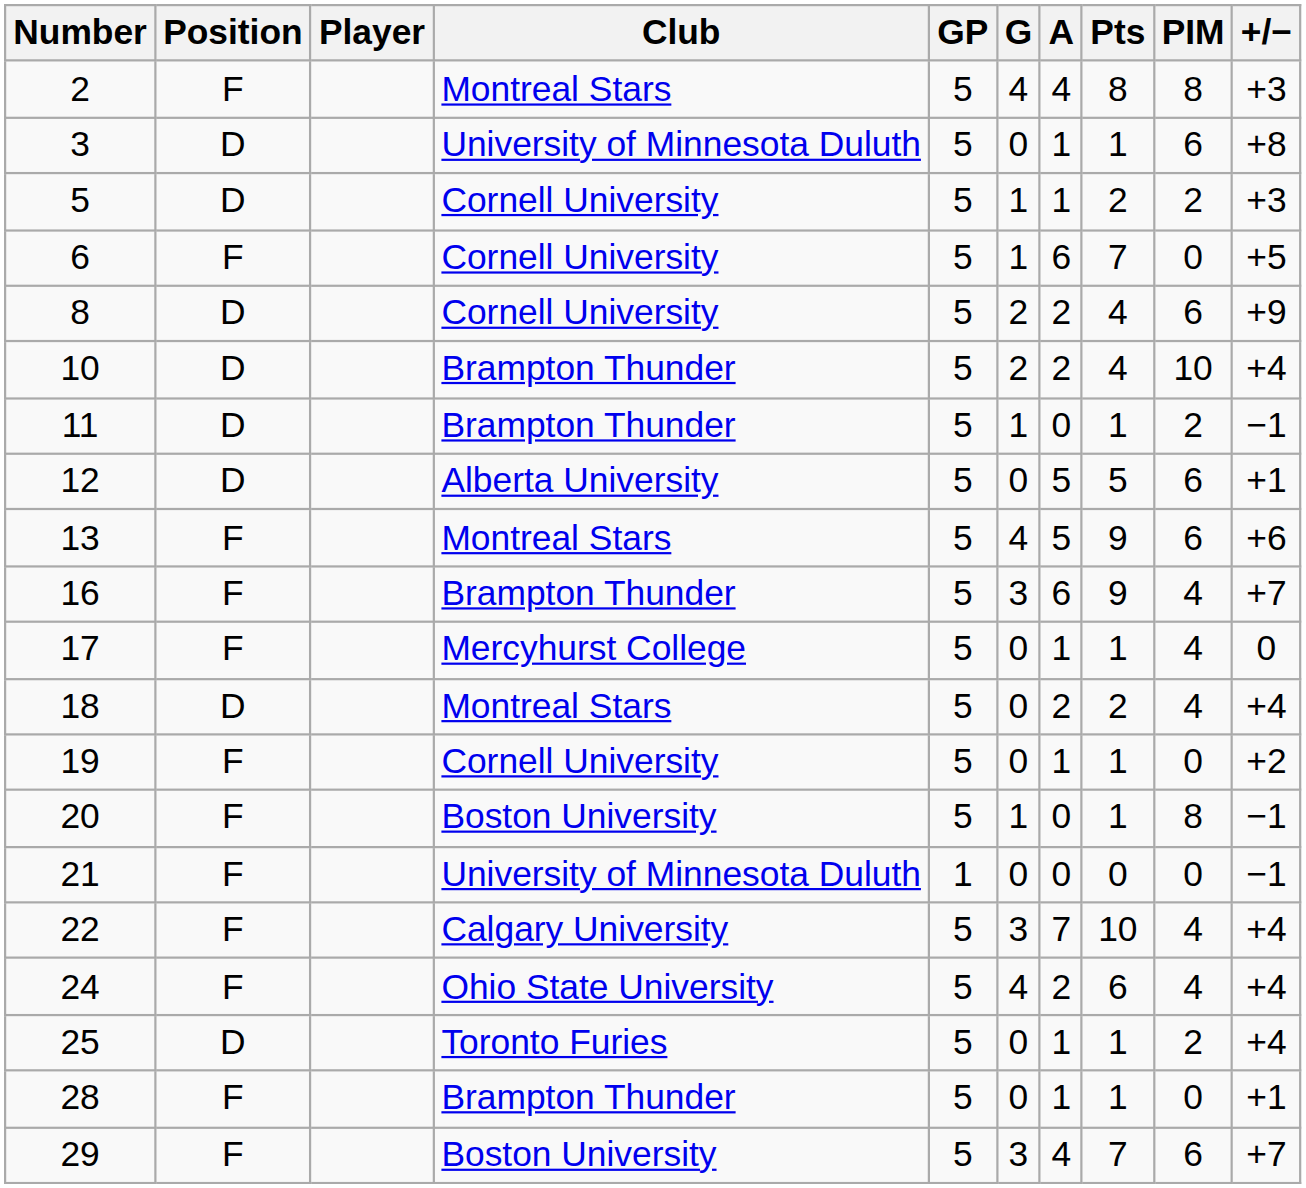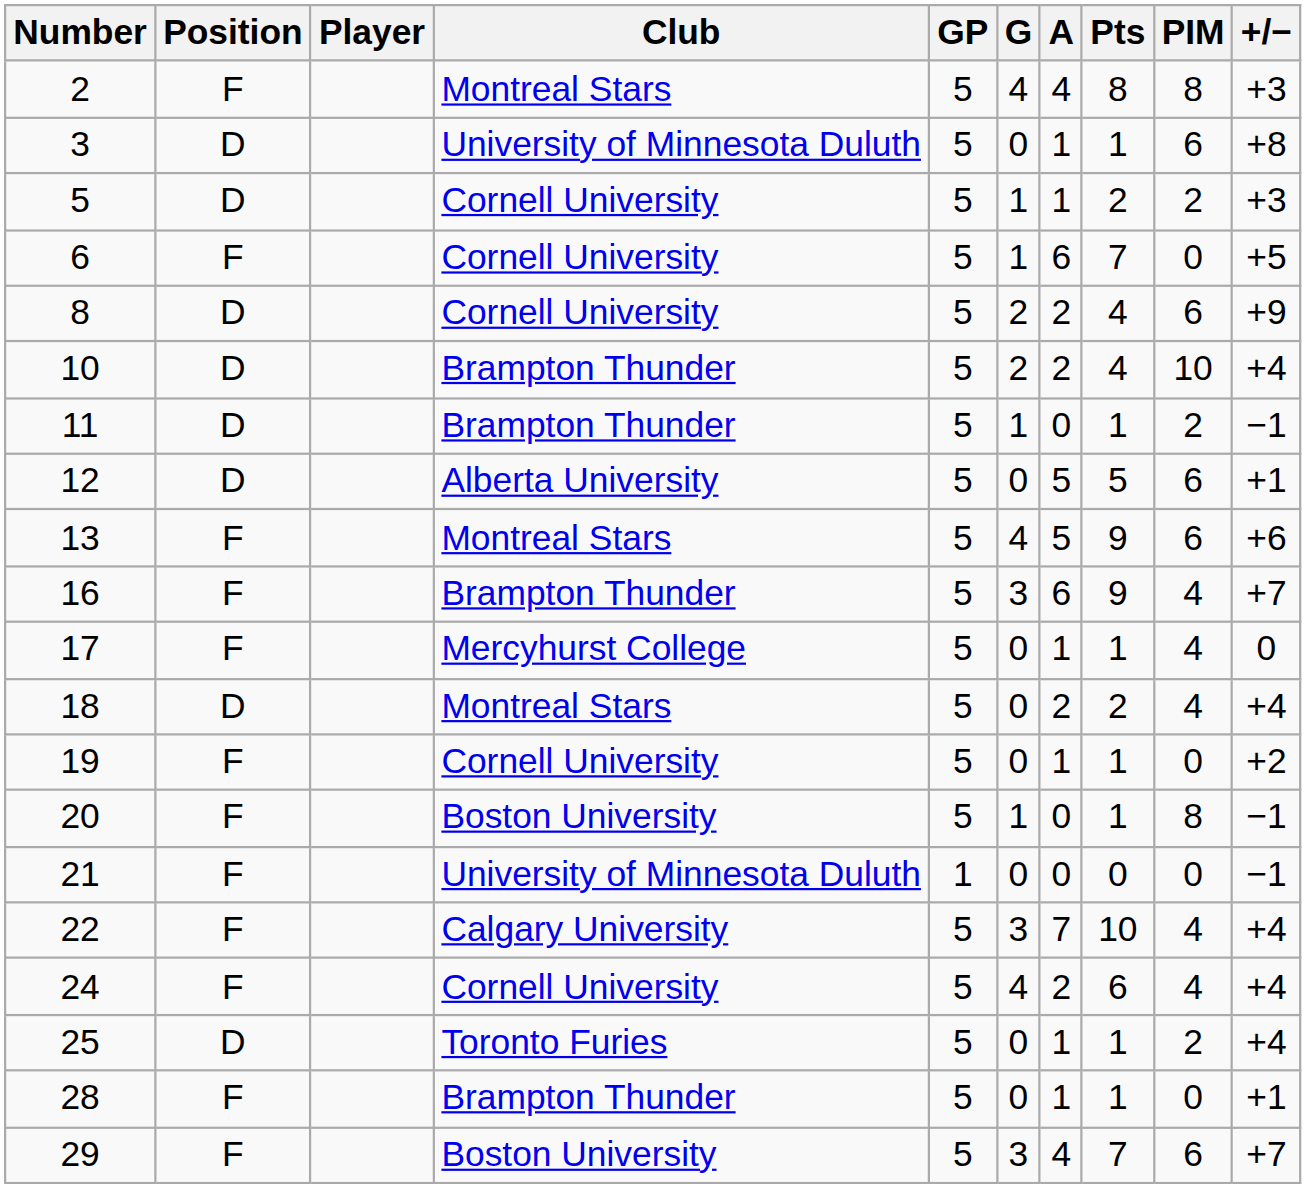(607, 985) Ohio State University -> (580, 985) Cornell University
